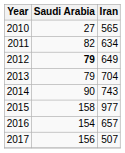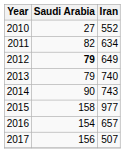(110, 28) 565 -> (110, 28) 552
(110, 76) 704 -> (110, 76) 740
